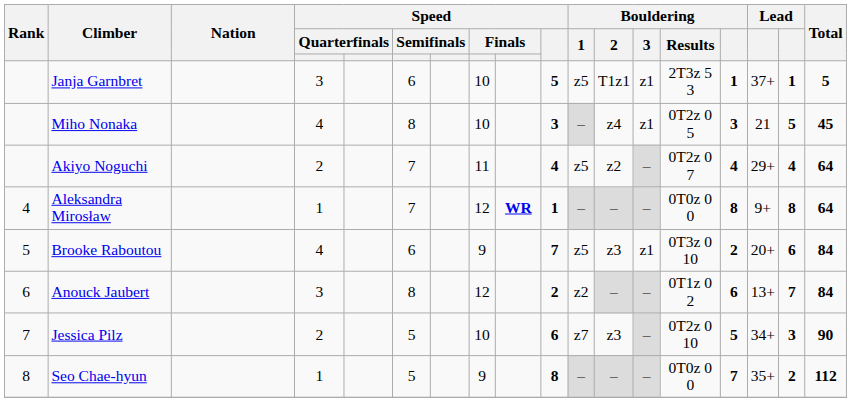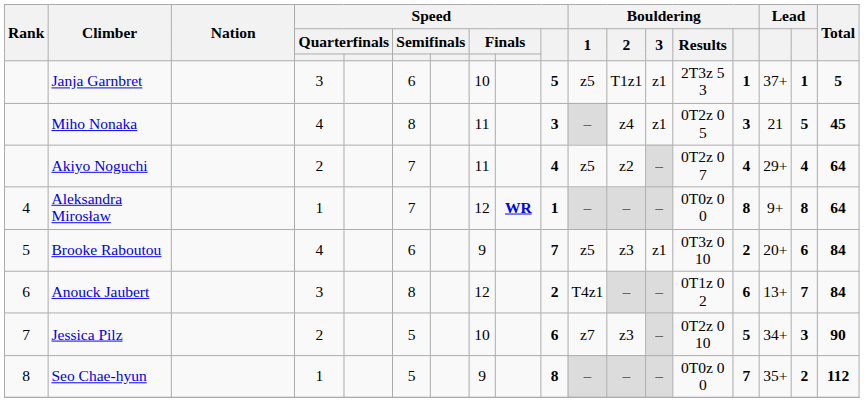(482, 123) 10 -> (482, 123) 11
(581, 292) z2 -> (587, 292) T4z1
